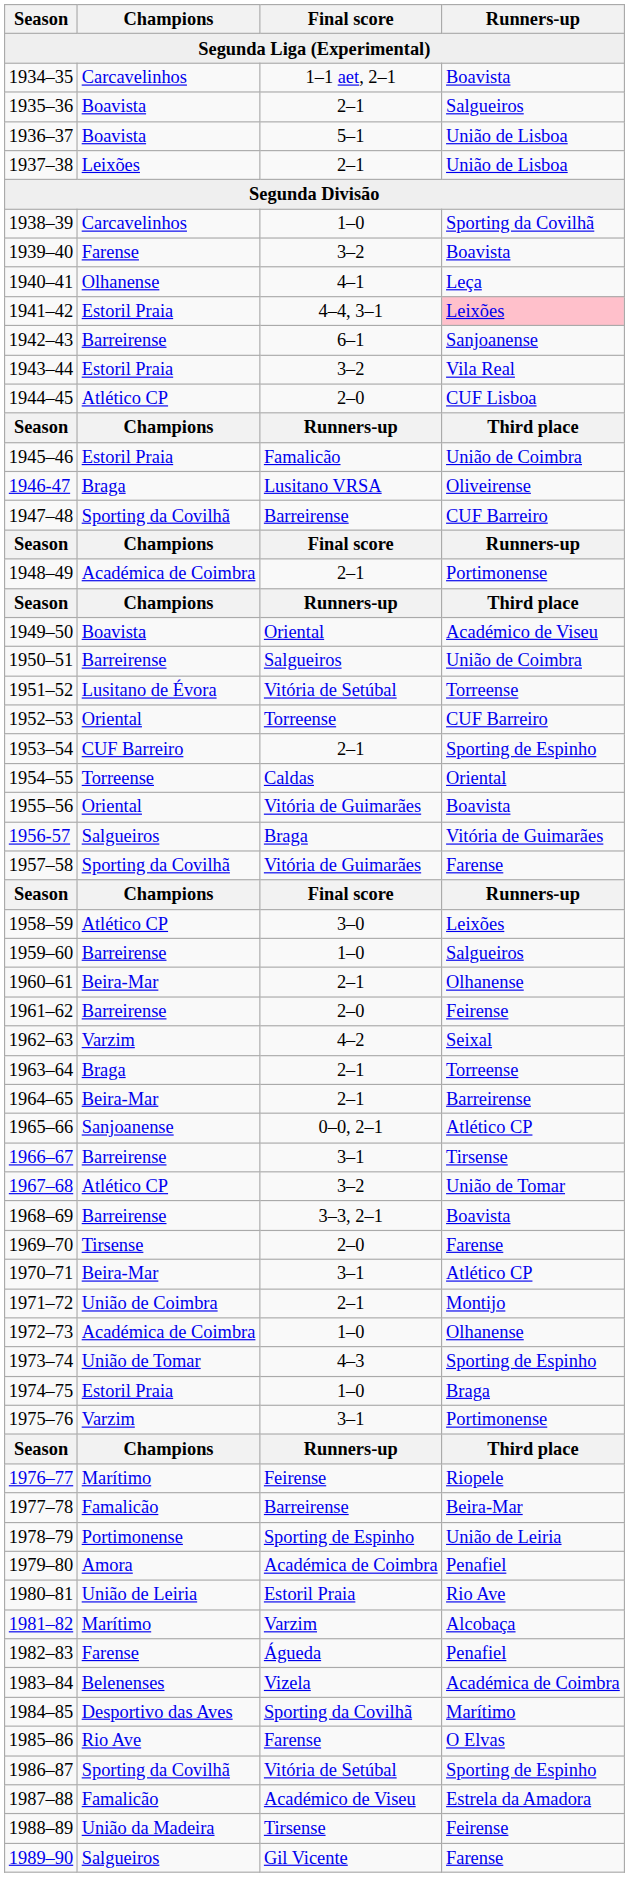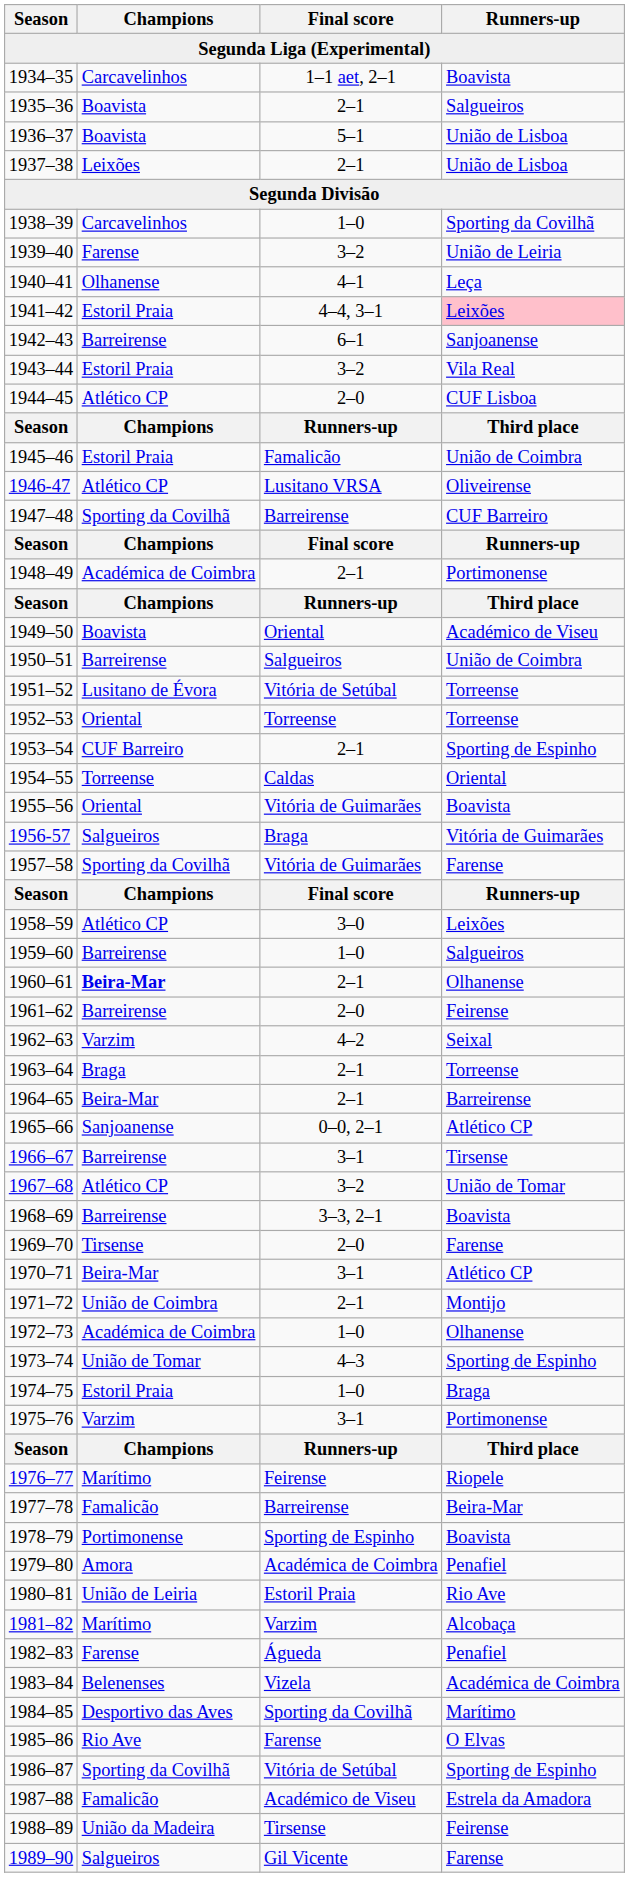(478, 252) Boavista -> (504, 252) União de Leiria
(104, 485) Braga -> (125, 485) Atlético CP
(497, 719) CUF Barreiro -> (482, 719) Torreense
(120, 982) normal -> (124, 982) bold
(504, 1536) União de Leiria -> (478, 1536) Boavista
